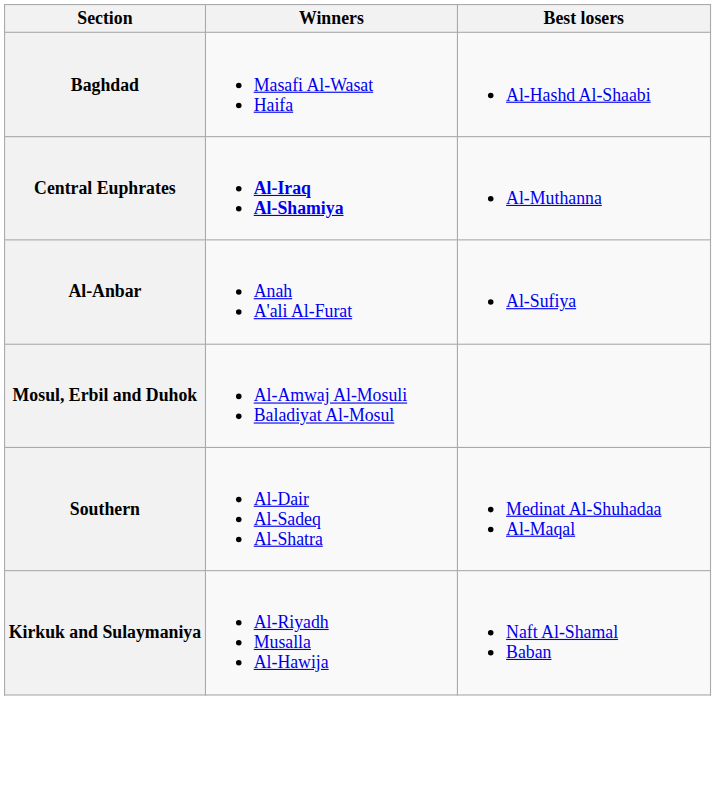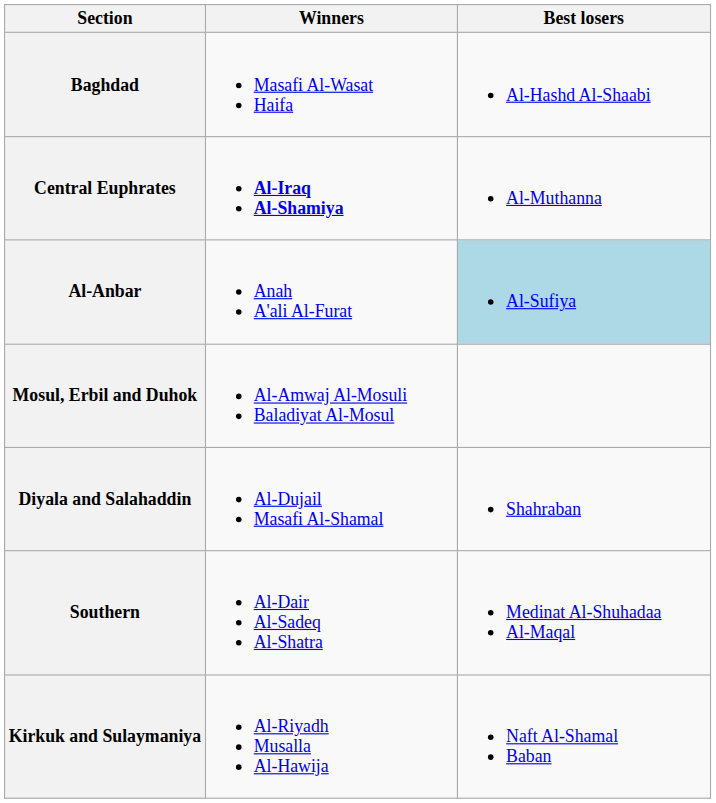(584, 302) no background -> (584, 302) lightblue background
+ row: (105, 499)
